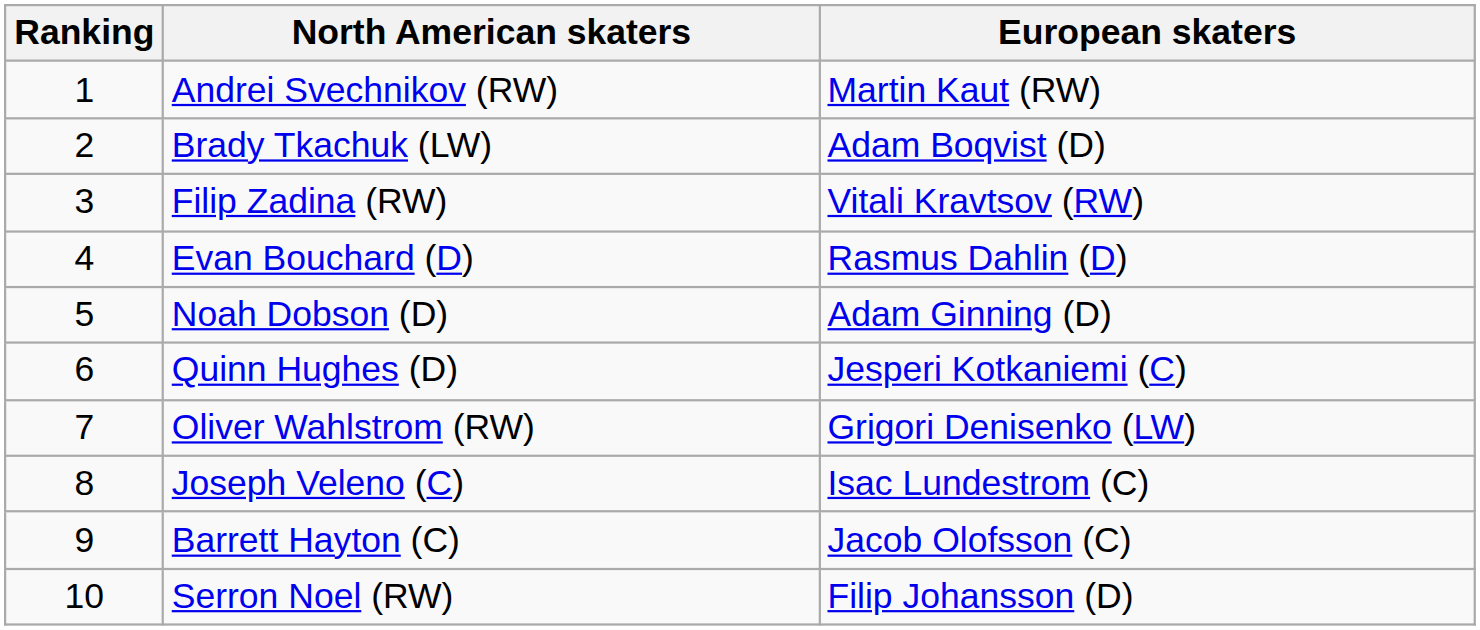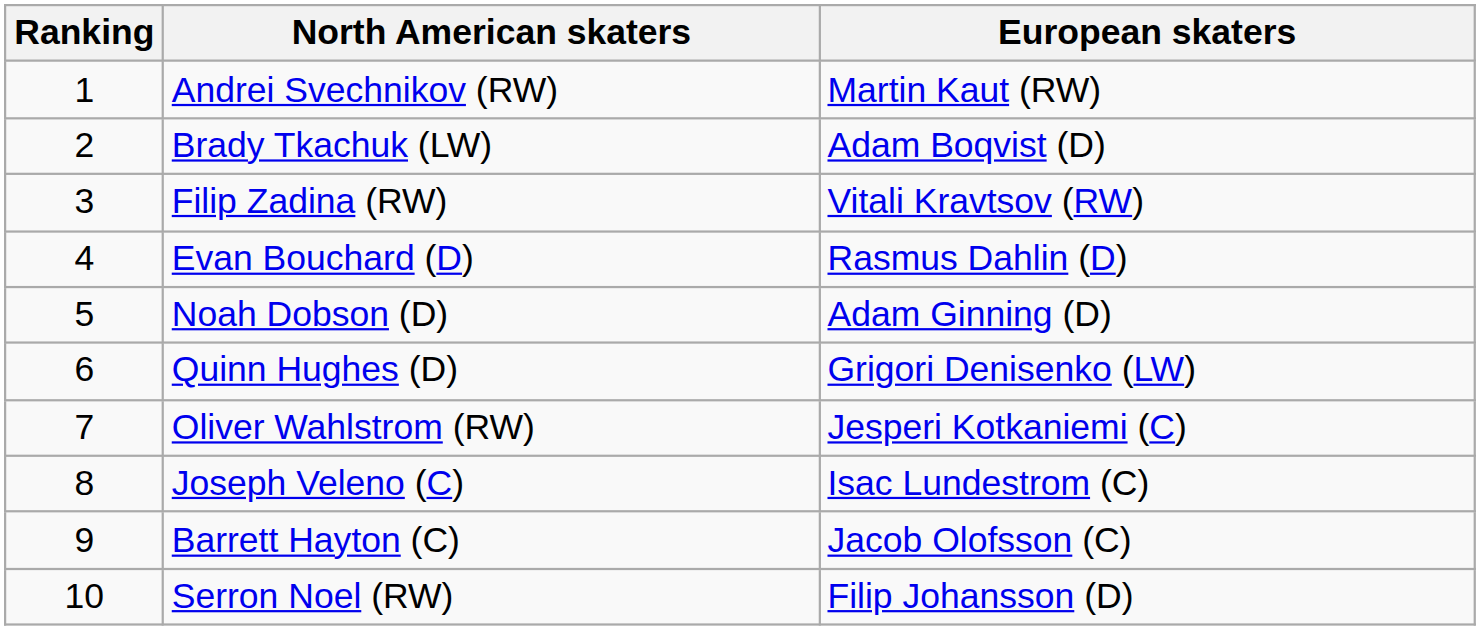(1007, 370) Jesperi Kotkaniemi (C) -> (1012, 370) Grigori Denisenko (LW)
(1012, 426) Grigori Denisenko (LW) -> (1007, 426) Jesperi Kotkaniemi (C)
